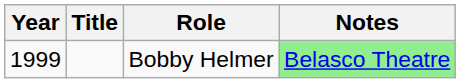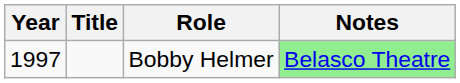(35, 58) 1999 -> (35, 58) 1997
